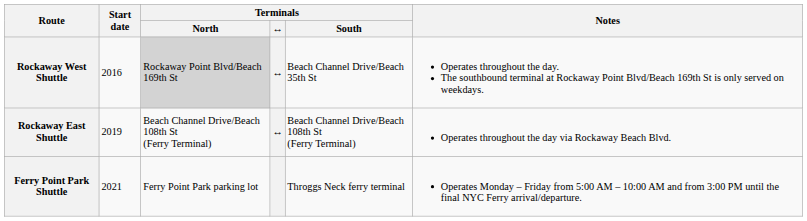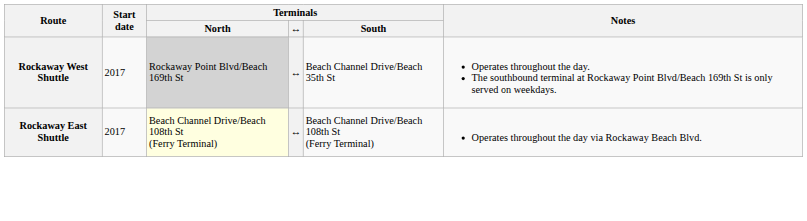(112, 72) 2016 -> (115, 72) 2017
(112, 132) 2019 -> (115, 132) 2017
(202, 132) no background -> (207, 132) lightyellow background
- row: (52, 186)
